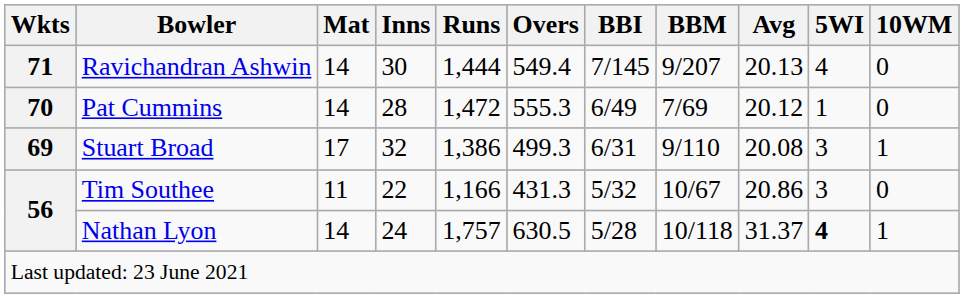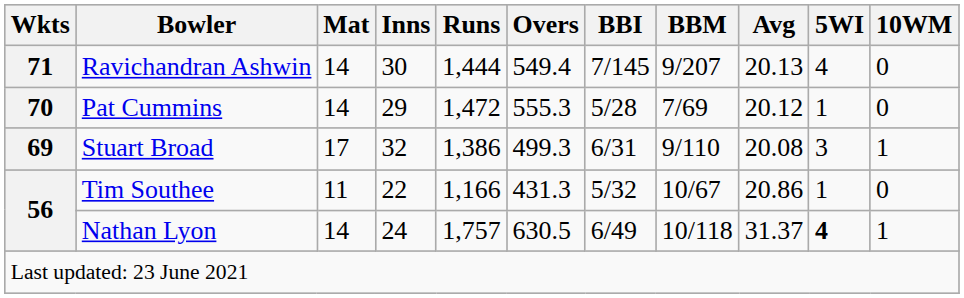(394, 107) 28 -> (394, 107) 29
(614, 107) 6/49 -> (614, 107) 5/28
(822, 189) 3 -> (822, 189) 1
(614, 230) 5/28 -> (614, 230) 6/49
